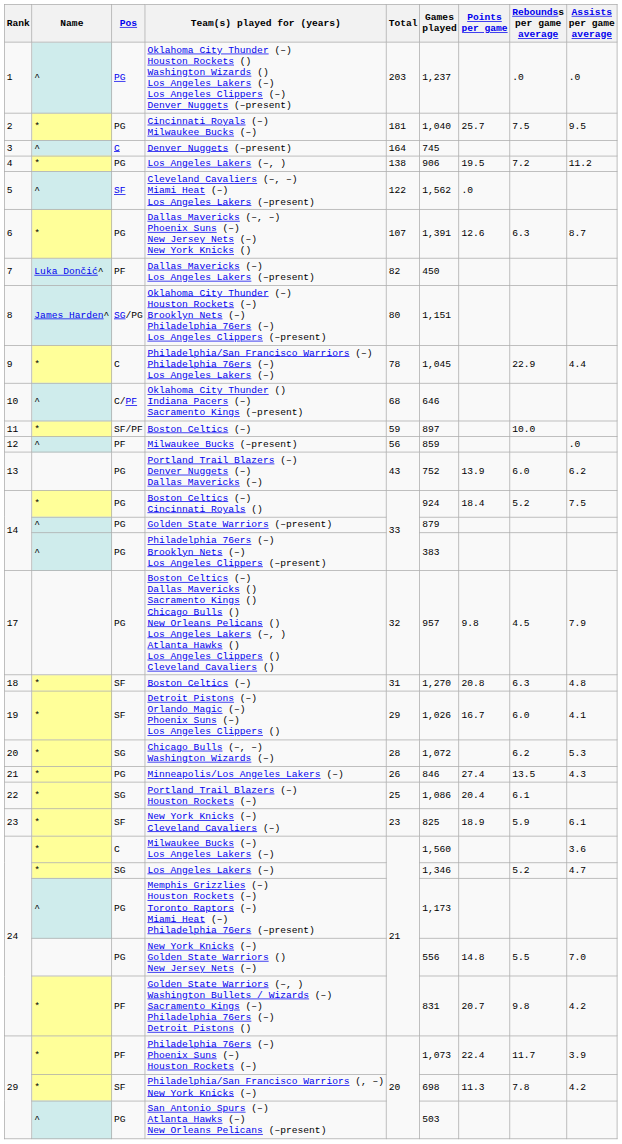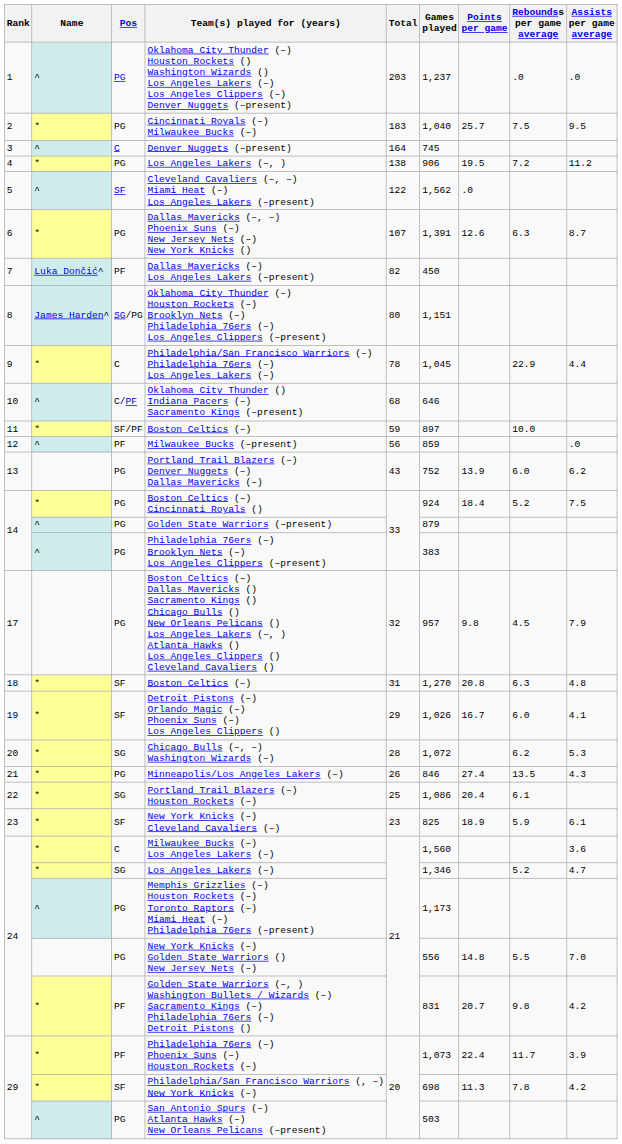(397, 127) 181 -> (397, 127) 183
